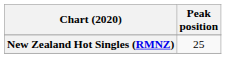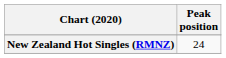(199, 44) 25 -> (199, 44) 24
